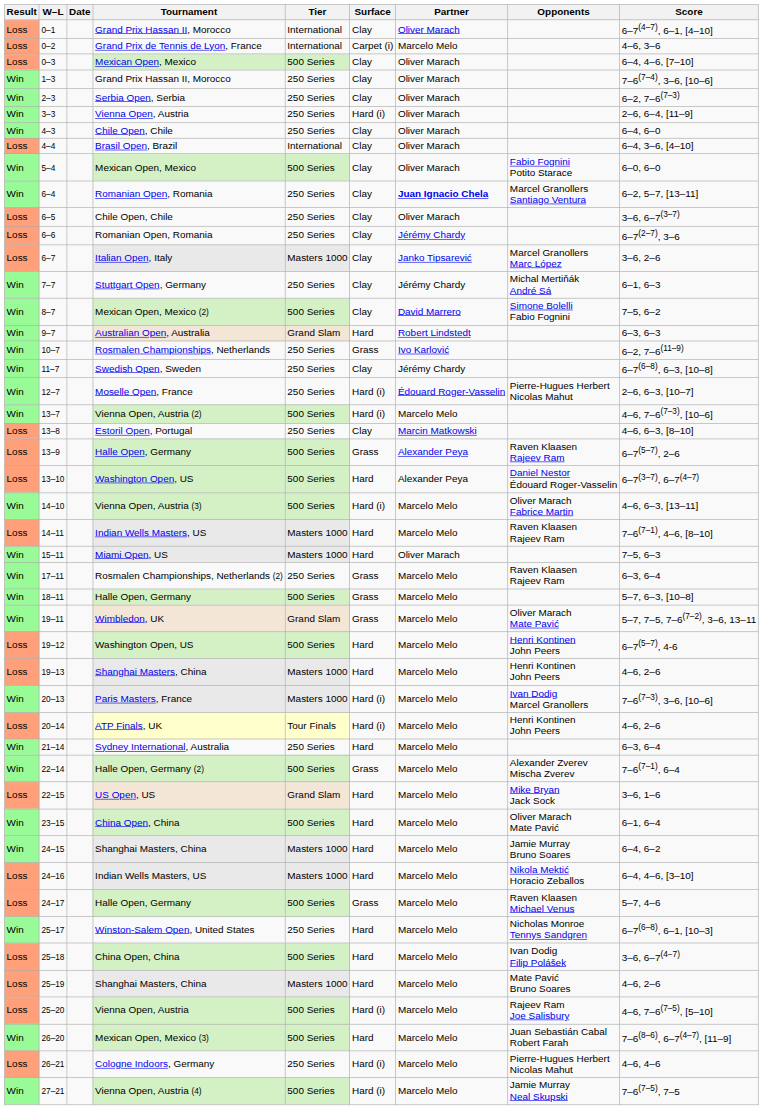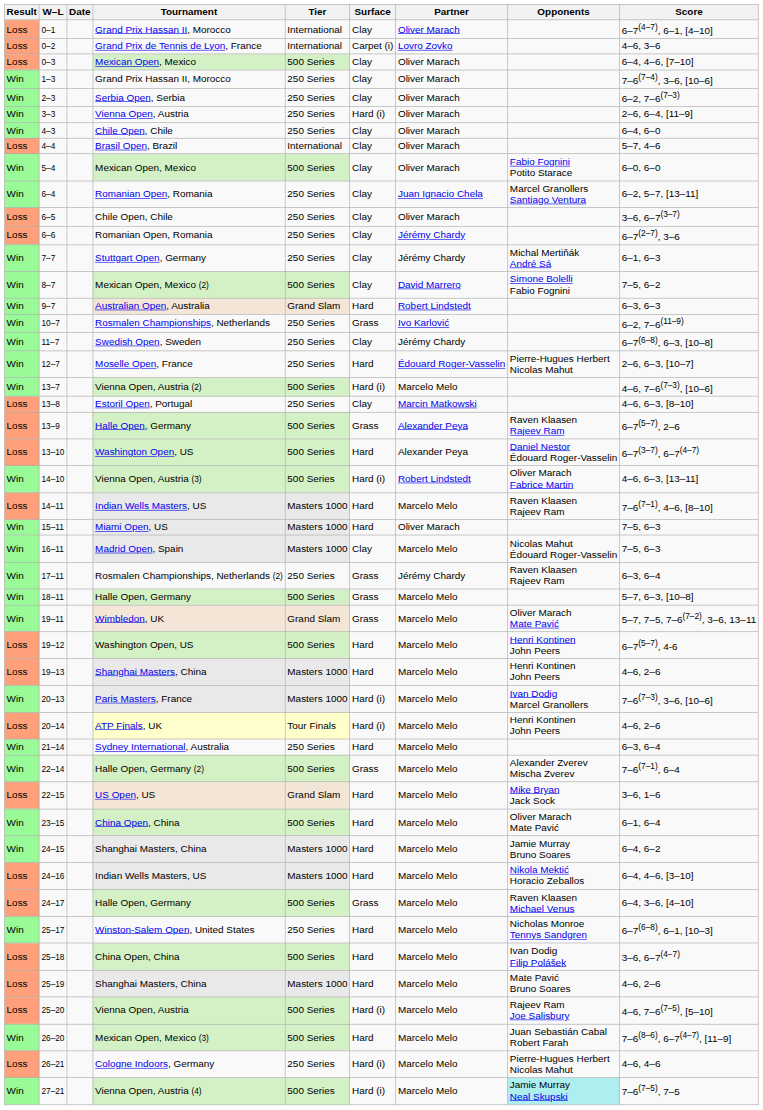(428, 46) Marcelo Melo -> (425, 46) Lovro Zovko
(658, 146) 6–4, 3–6, [4–10] -> (641, 146) 5–7, 4–6
(443, 194) bold -> (440, 194) normal
- row: (48, 258)
(369, 391) Hard (i) -> (363, 364) Hard
(428, 506) Marcelo Melo -> (434, 479) Robert Lindstedt
+ row: (53, 549)
(428, 575) Marcelo Melo -> (432, 575) Jérémy Chardy
(641, 903) 5–7, 4–6 -> (658, 903) 6–4, 3–6, [4–10]
(540, 1091) no background -> (540, 1091) paleturquoise background
